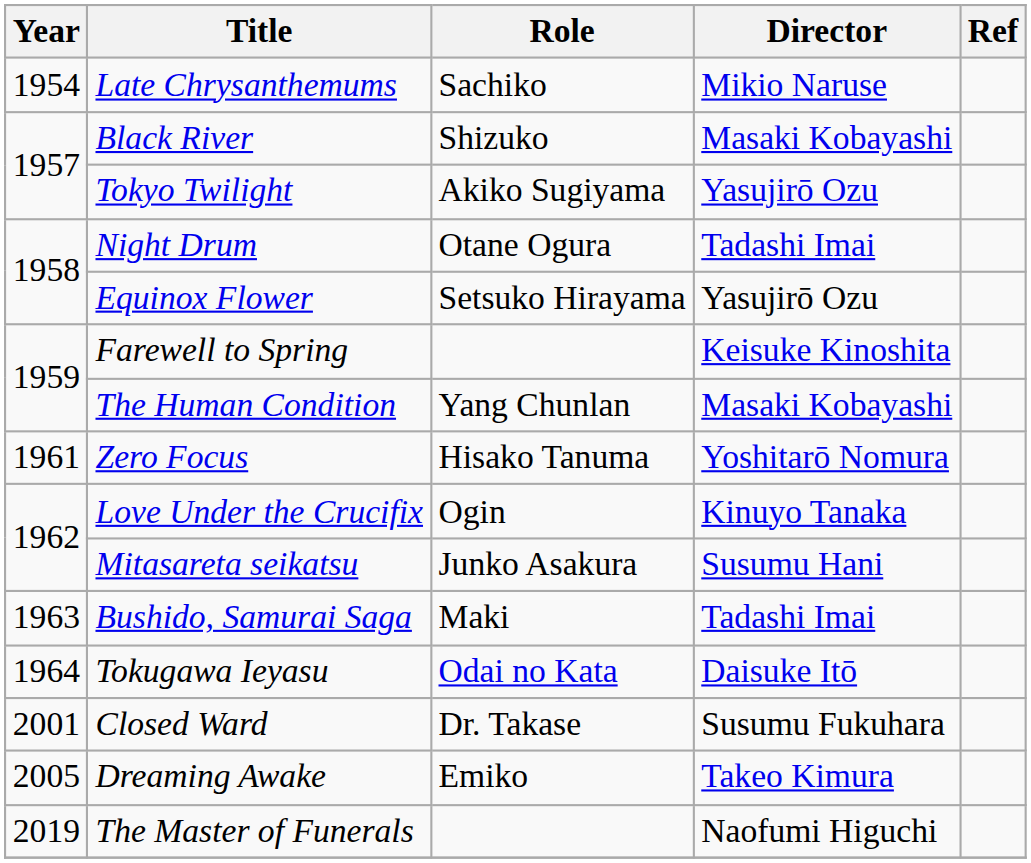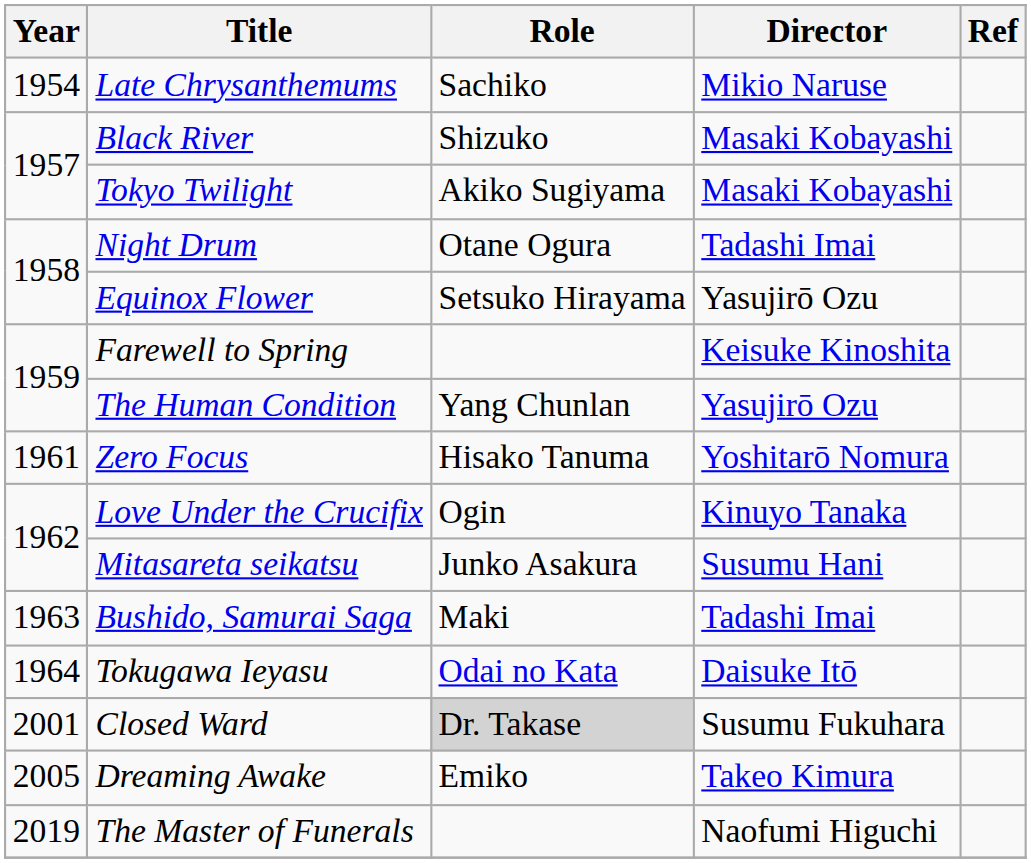(790, 191) Yasujirō Ozu -> (827, 191) Masaki Kobayashi
(827, 404) Masaki Kobayashi -> (790, 404) Yasujirō Ozu
(510, 723) no background -> (510, 723) lightgrey background
